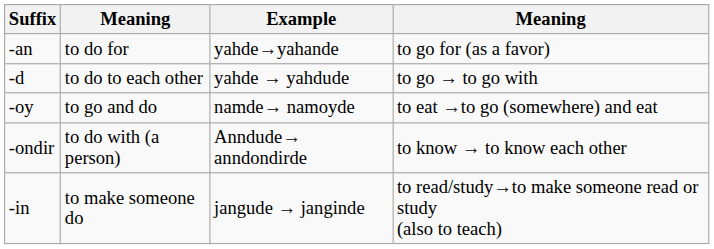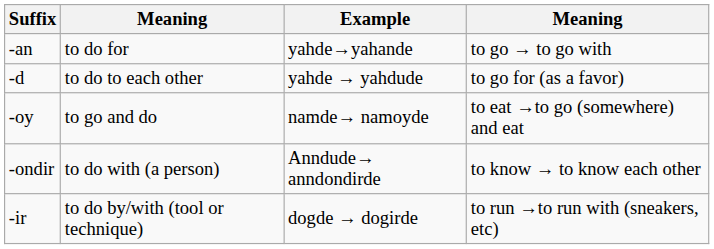(473, 48) to go for (as a favor) -> (541, 48) to go → to go with
(467, 78) to go → to go with -> (547, 78) to go for (as a favor)
+ row: (18, 218)
- row: (19, 208)
